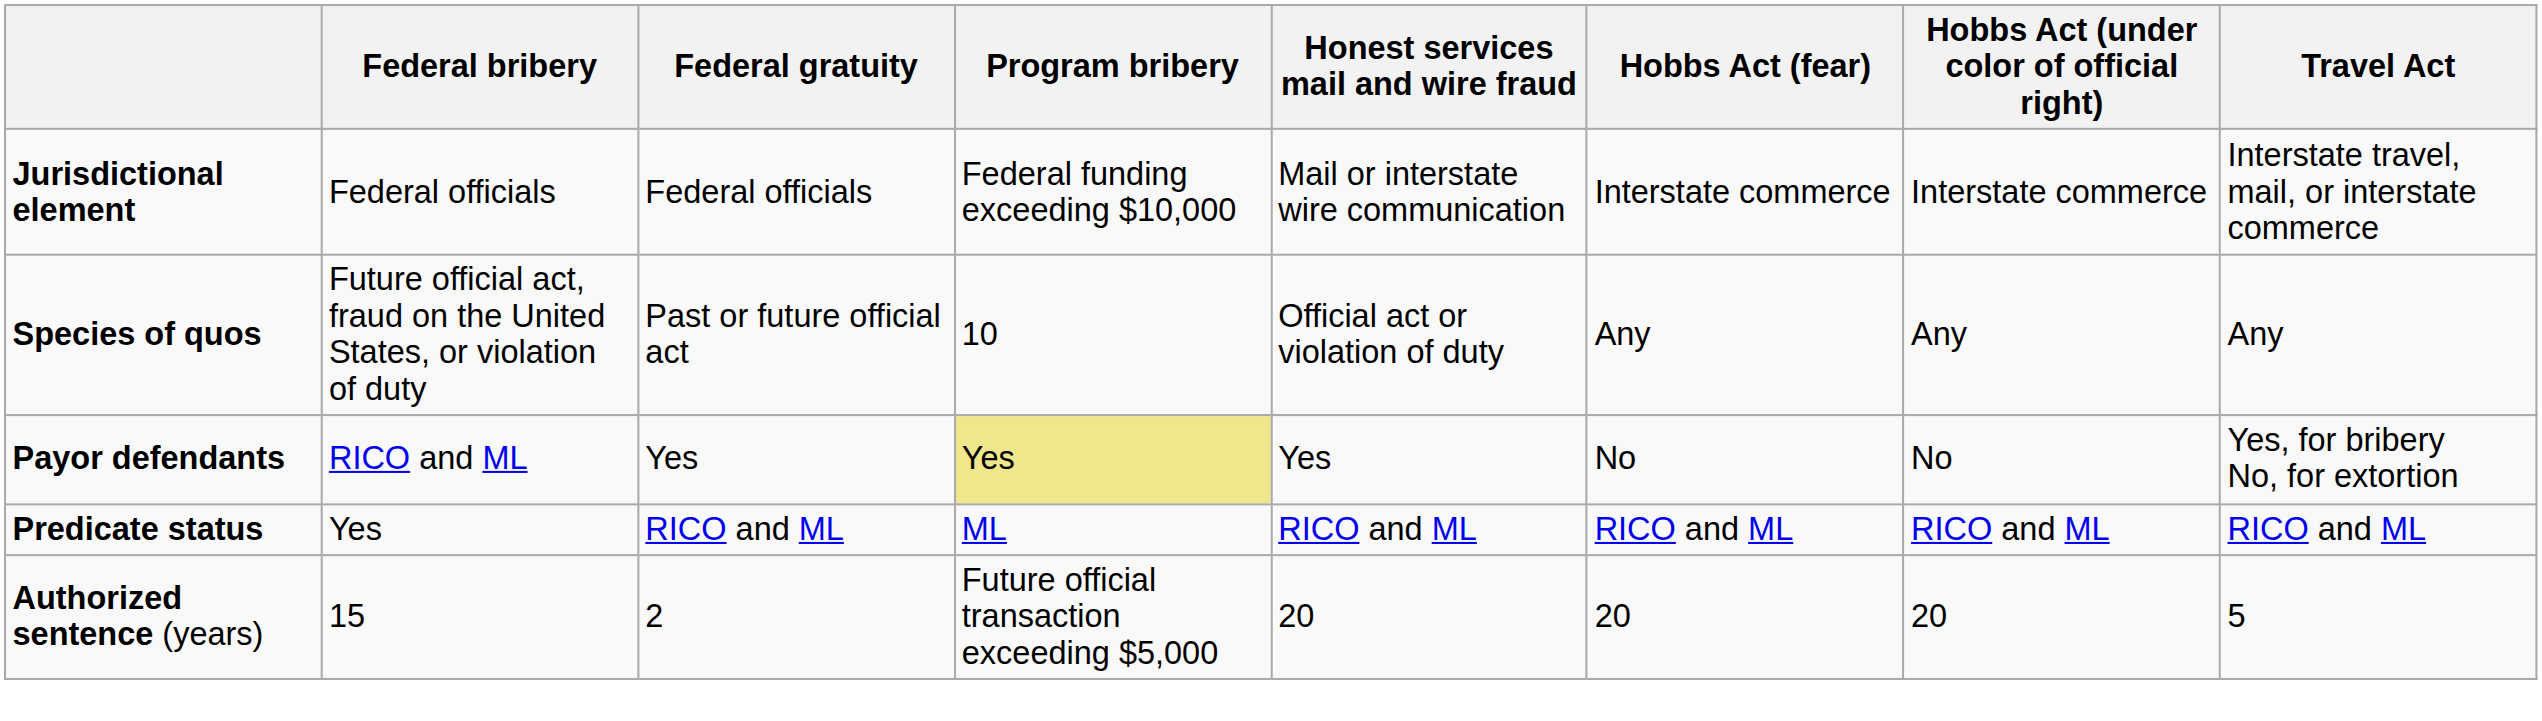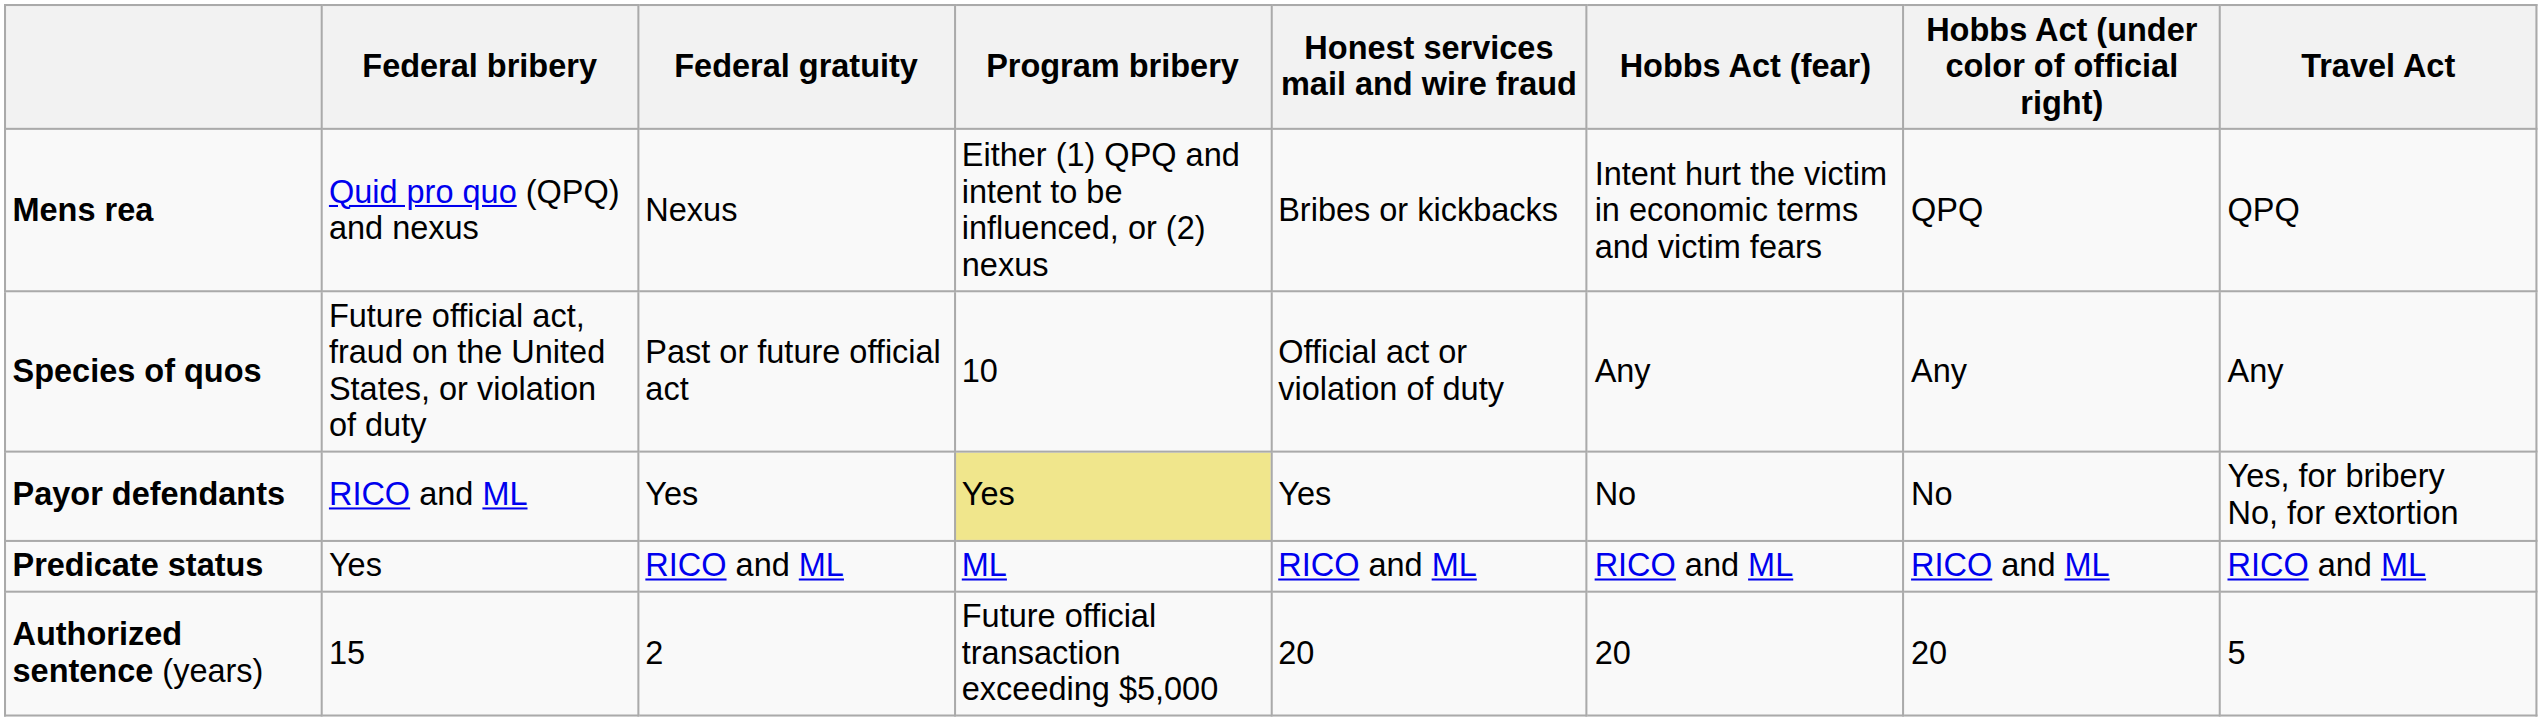- row: (118, 191)
+ row: (83, 209)
